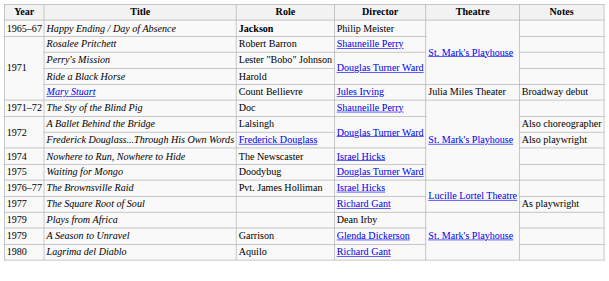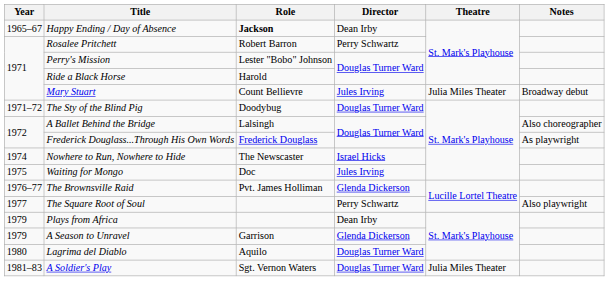(365, 28) Philip Meister -> (357, 28) Dean Irby
(370, 44) Shauneille Perry -> (368, 44) Perry Schwartz
(247, 108) Doc -> (260, 108) Doodybug
(370, 108) Shauneille Perry -> (380, 108) Douglas Turner Ward
(554, 140) Also playwright -> (550, 140) As playwright
(260, 172) Doodybug -> (247, 172) Doc
(380, 172) Douglas Turner Ward -> (360, 172) Jules Irving
(361, 188) Israel Hicks -> (373, 188) Glenda Dickerson
(364, 204) Richard Gant -> (368, 204) Perry Schwartz
(550, 204) As playwright -> (554, 204) Also playwright
(364, 252) Richard Gant -> (380, 252) Douglas Turner Ward
+ row: (79, 268)
